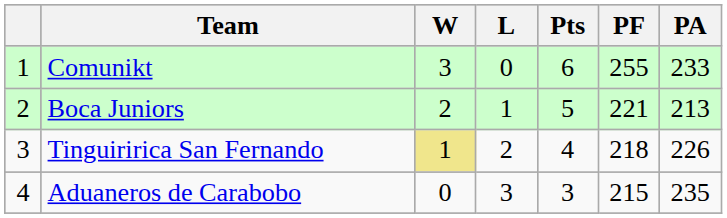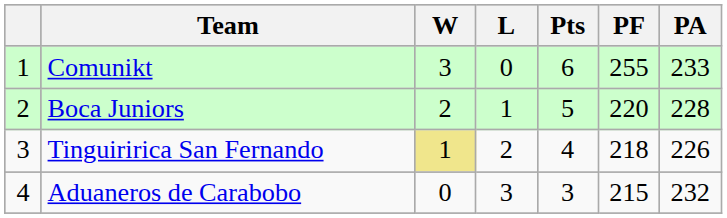(629, 108) 221 -> (629, 108) 220
(690, 108) 213 -> (690, 108) 228
(690, 191) 235 -> (690, 191) 232
